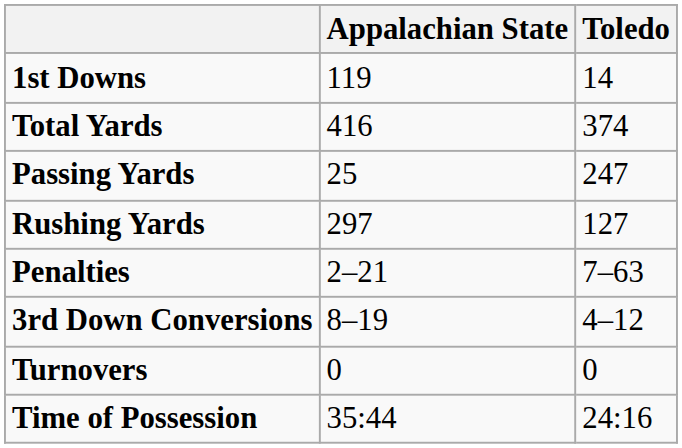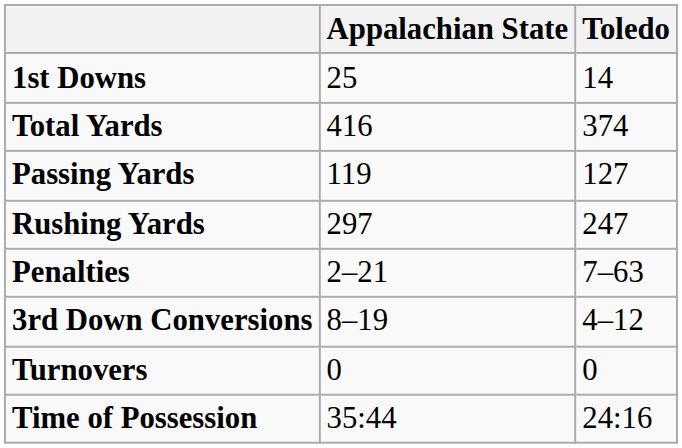(349, 77) 119 -> (342, 77) 25
(342, 175) 25 -> (349, 175) 119
(605, 175) 247 -> (605, 175) 127
(605, 223) 127 -> (605, 223) 247
